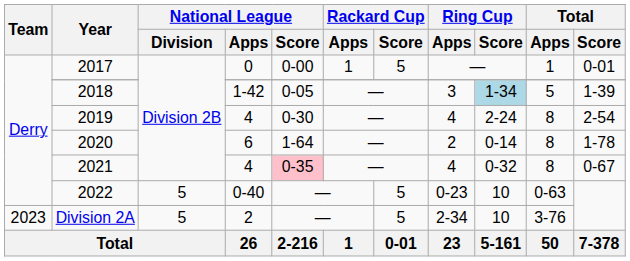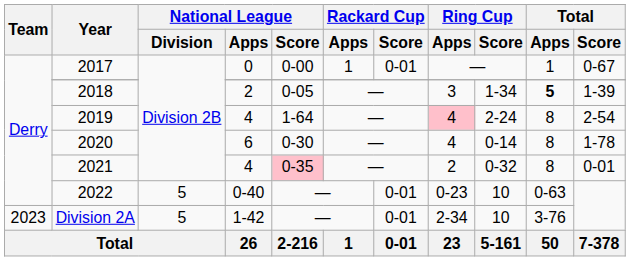(401, 67) 5 -> (401, 67) 0-01
(599, 67) 0-01 -> (599, 67) 0-67
(249, 92) 1-42 -> (249, 92) 2
(501, 92) lightblue background -> (501, 92) no background
(550, 92) normal -> (550, 92) bold
(298, 117) 0-30 -> (298, 117) 1-64
(452, 117) no background -> (452, 117) pink background
(298, 142) 1-64 -> (298, 142) 0-30
(452, 142) 2 -> (452, 142) 4
(452, 167) 4 -> (452, 167) 2
(599, 167) 0-67 -> (599, 167) 0-01
(401, 192) 5 -> (401, 192) 0-01
(249, 218) 2 -> (249, 218) 1-42
(401, 218) 5 -> (401, 218) 0-01
